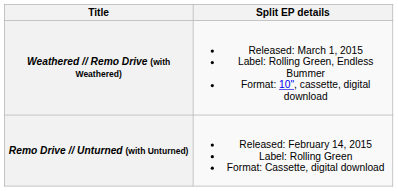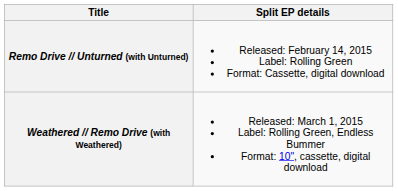rows swapped: (99, 150) <-> (99, 67)
